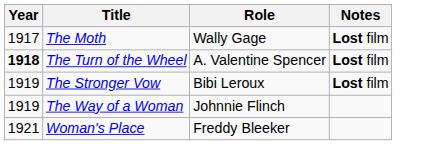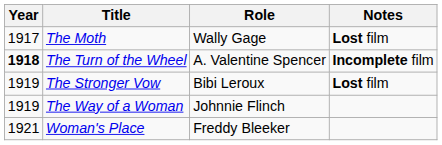(361, 60) Lost film -> (383, 60) Incomplete film
